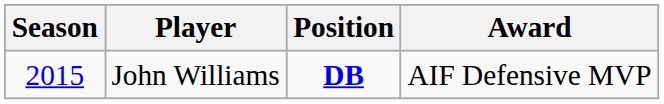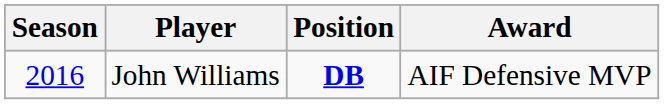(55, 74) 2015 -> (55, 74) 2016
